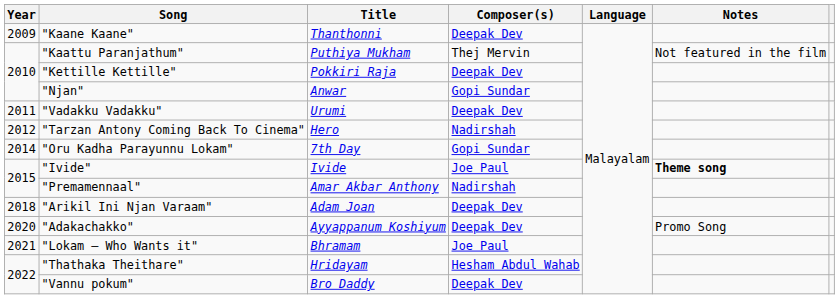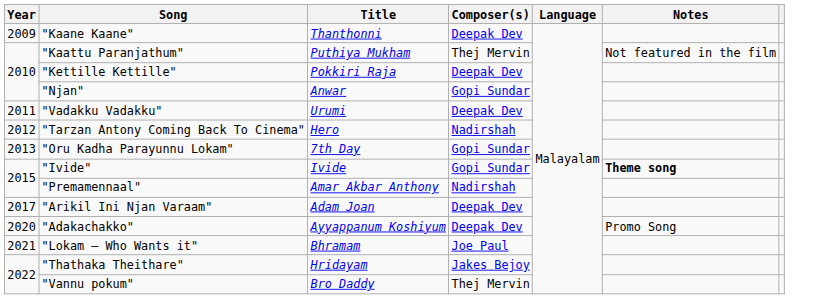(22, 149) 2014 -> (22, 149) 2013
(480, 168) Joe Paul -> (491, 168) Gopi Sundar
(22, 207) 2018 -> (22, 207) 2017
(516, 265) Hesham Abdul Wahab -> (491, 265) Jakes Bejoy
(487, 284) Deepak Dev -> (491, 284) Thej Mervin
